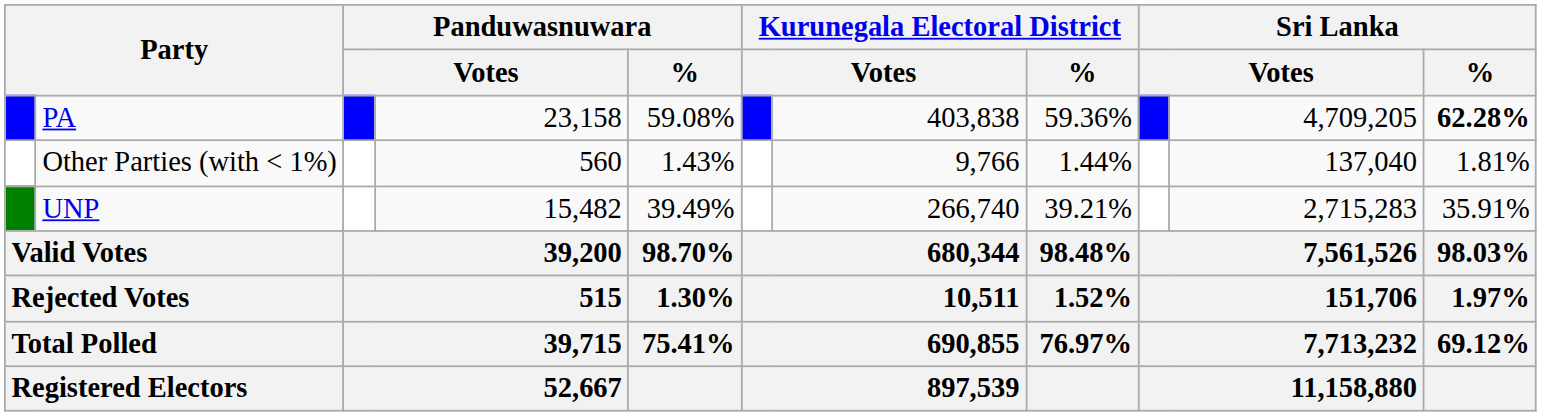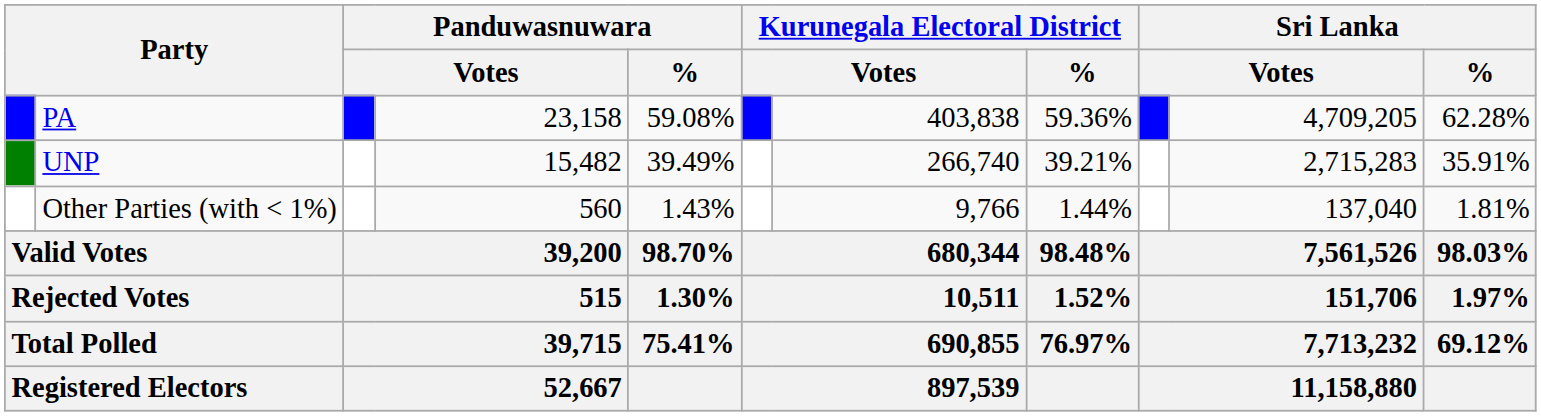(1483, 117) bold -> (1486, 117) normal
rows swapped: (71, 207) <-> (190, 162)
